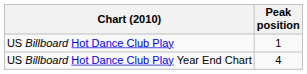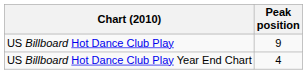(278, 43) 1 -> (278, 43) 9
